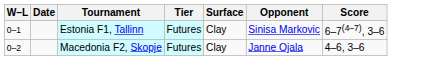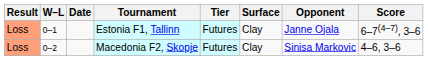+ column: (22, 12)
(284, 30) Sinisa Markovic -> (312, 30) Janne Ojala
(276, 47) Janne Ojala -> (320, 47) Sinisa Markovic
